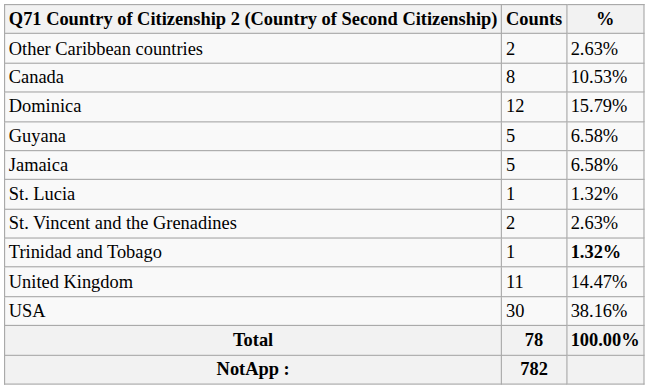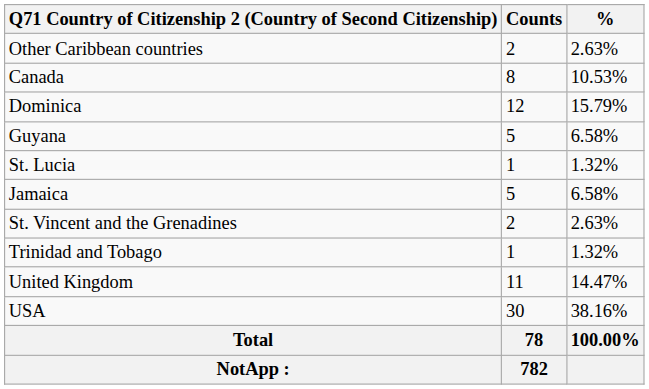rows swapped: (38, 164) <-> (42, 194)
(596, 252) bold -> (594, 252) normal
